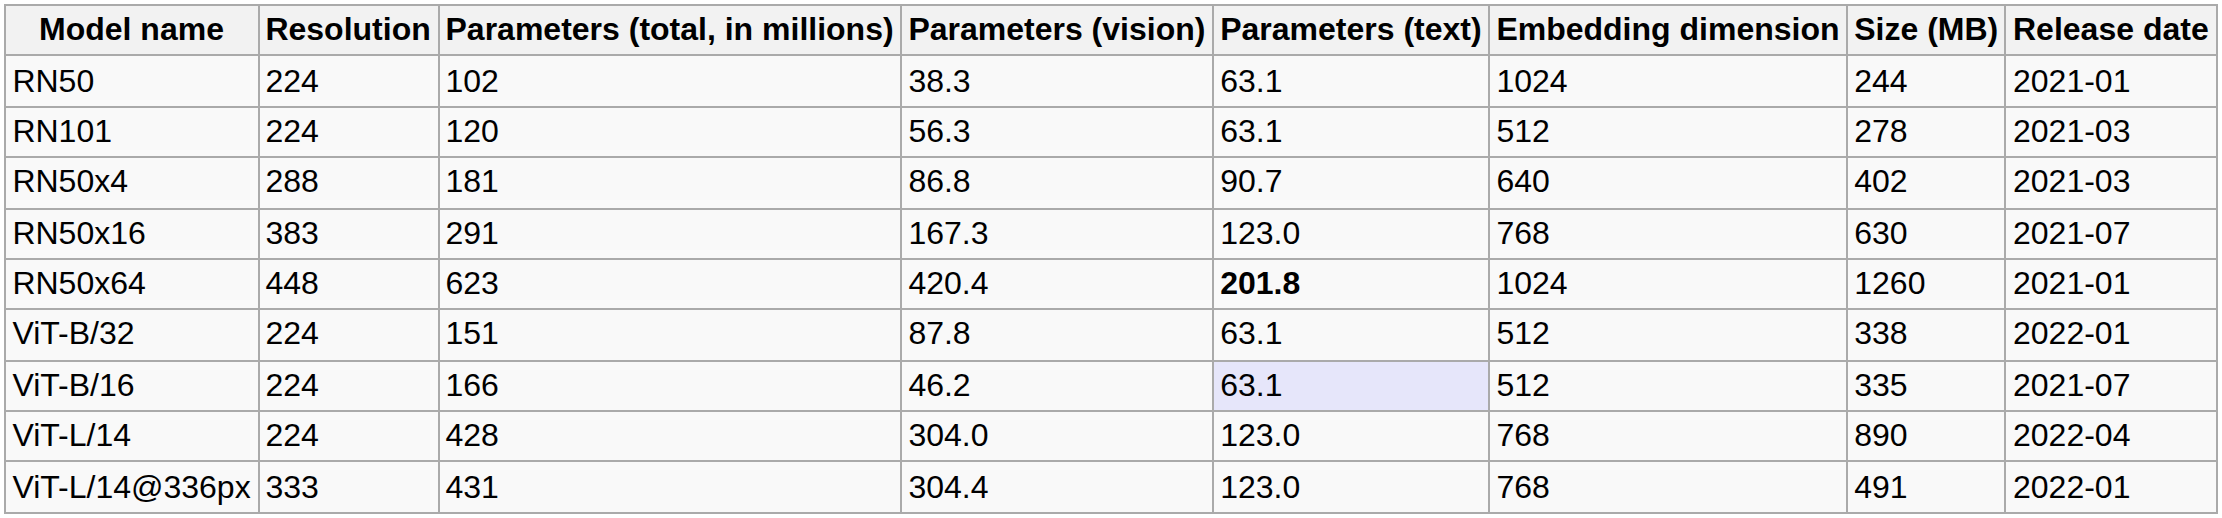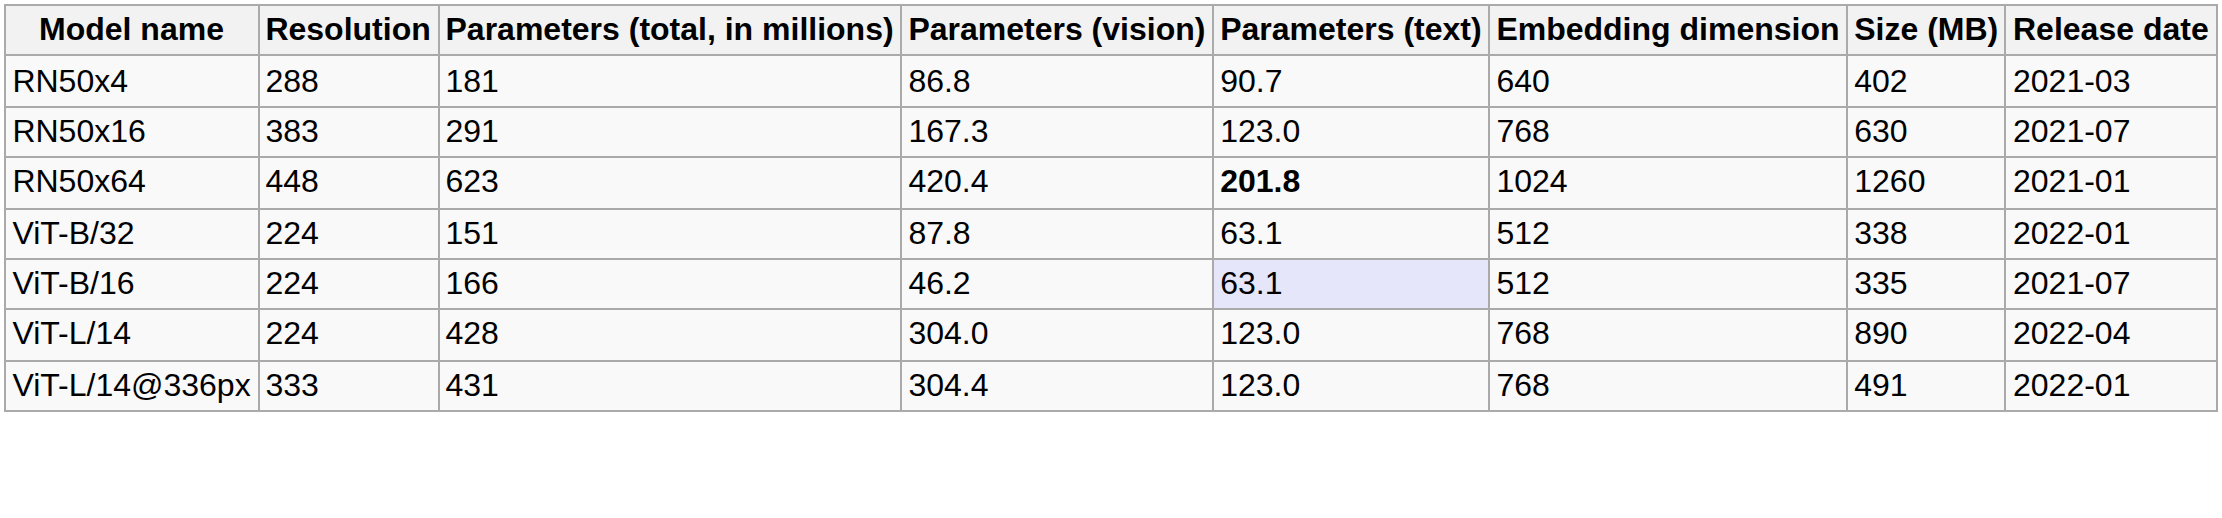- row: (53, 80)
- row: (62, 131)
